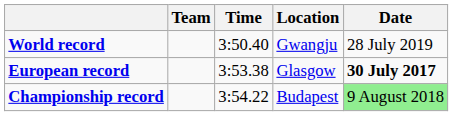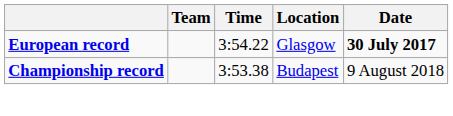- row: (56, 44)
(244, 70) 3:53.38 -> (244, 44) 3:54.22
(244, 96) 3:54.22 -> (244, 70) 3:53.38
(395, 96) lightgreen background -> (395, 70) no background
